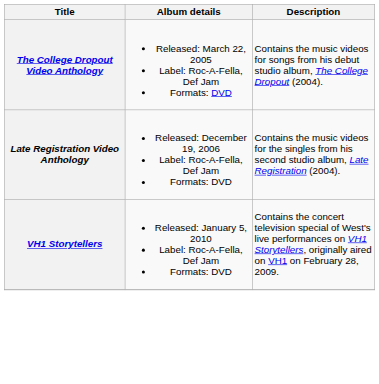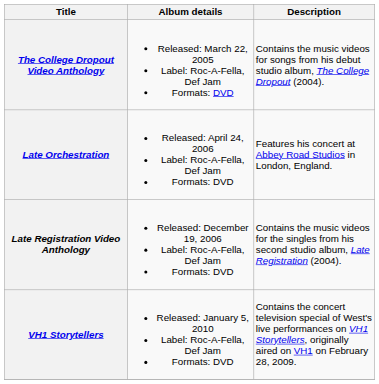+ row: (66, 154)
